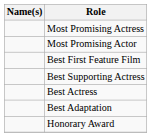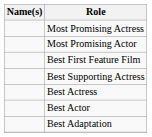+ row: (69, 108)
- row: (81, 124)
